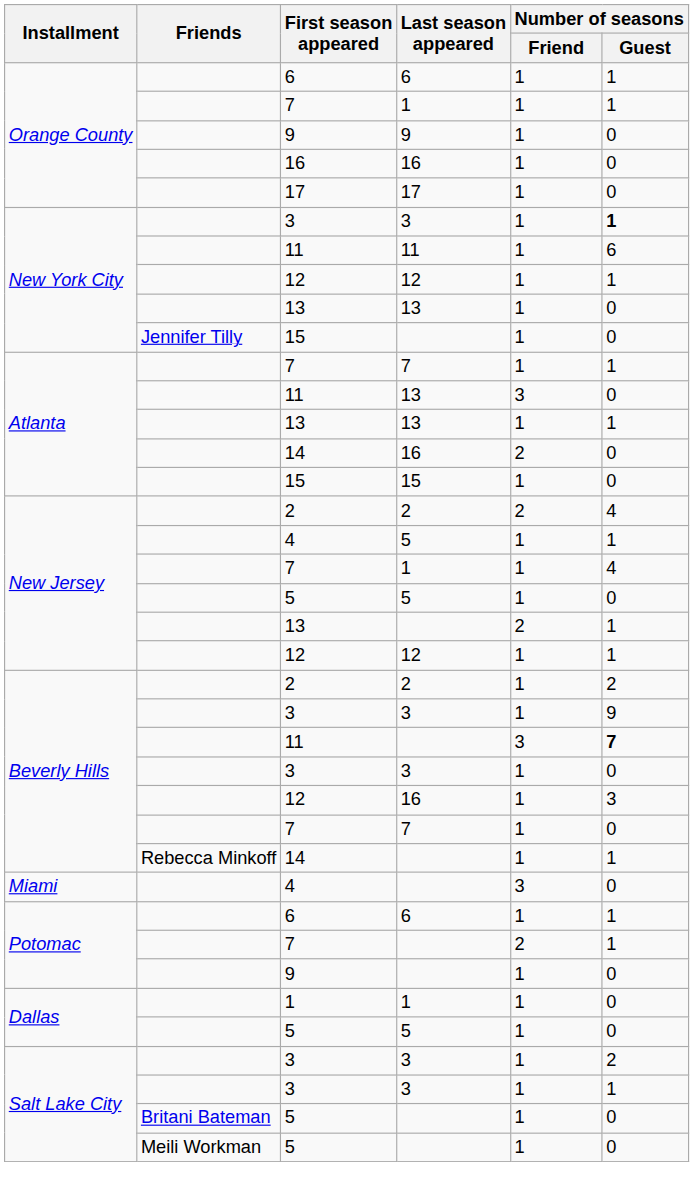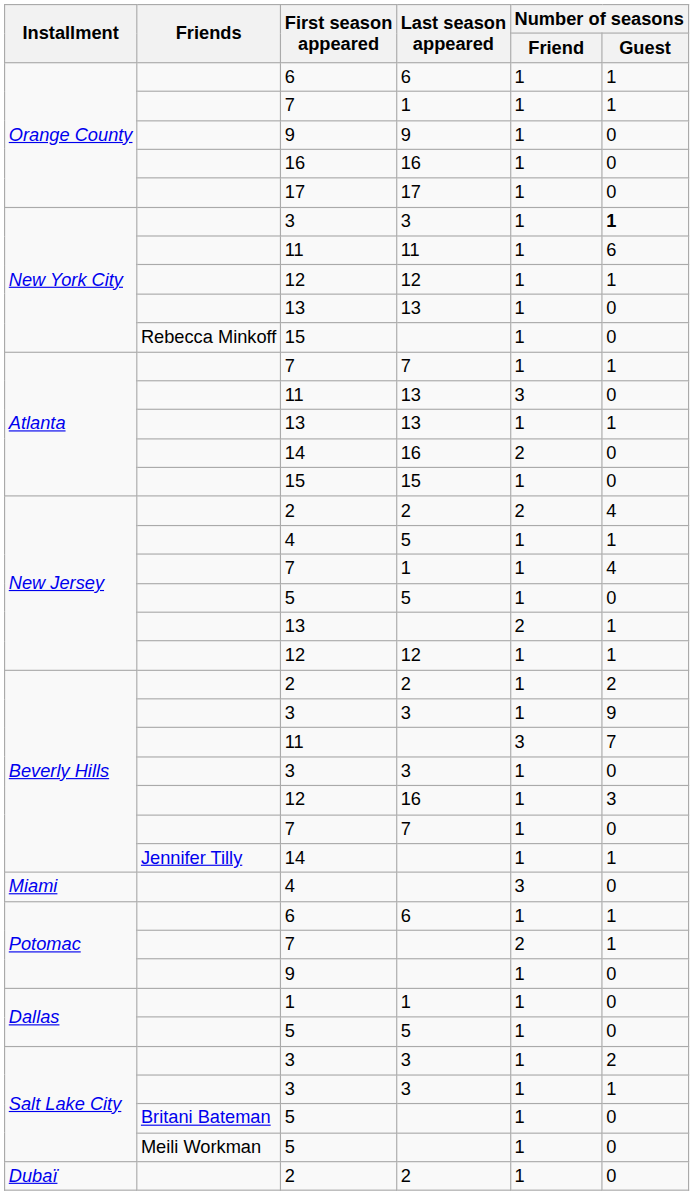(192, 337) Jennifer Tilly -> (209, 337) Rebecca Minkoff
(611, 742) bold -> (611, 742) normal
(209, 857) Rebecca Minkoff -> (192, 857) Jennifer Tilly
+ row: (33, 1176)
